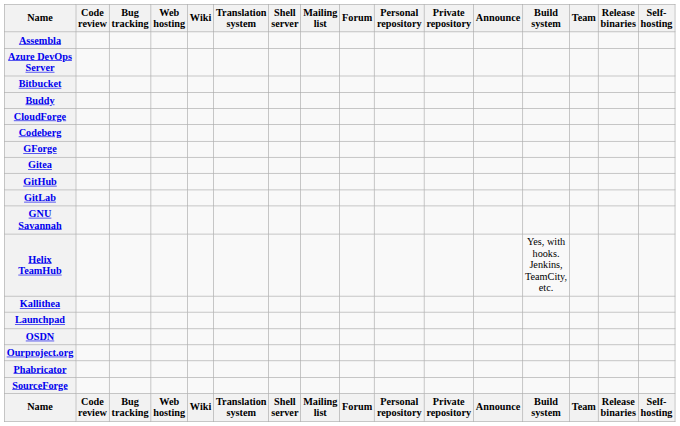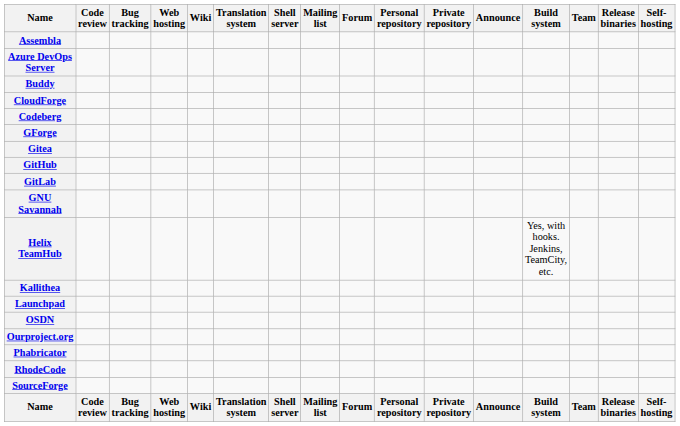- row: (40, 84)
+ row: (40, 369)
